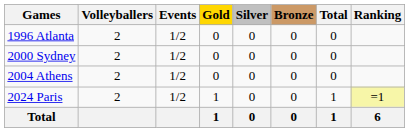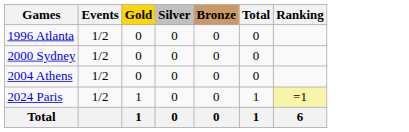- column: (117, 14)
